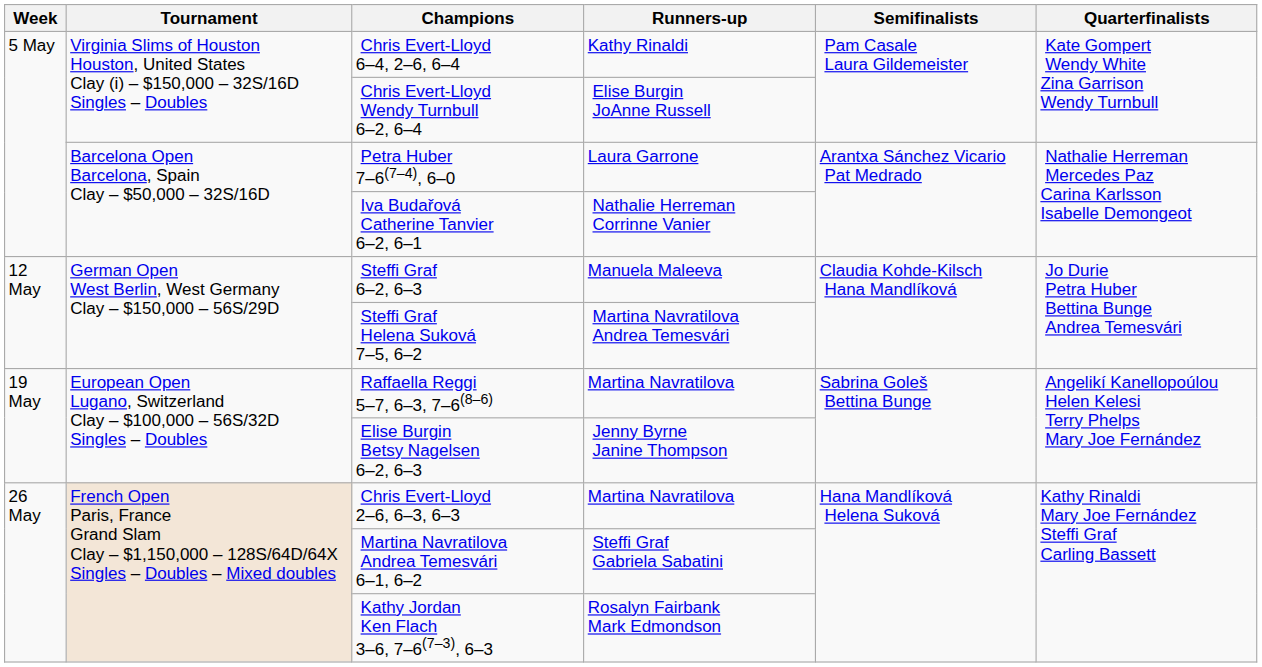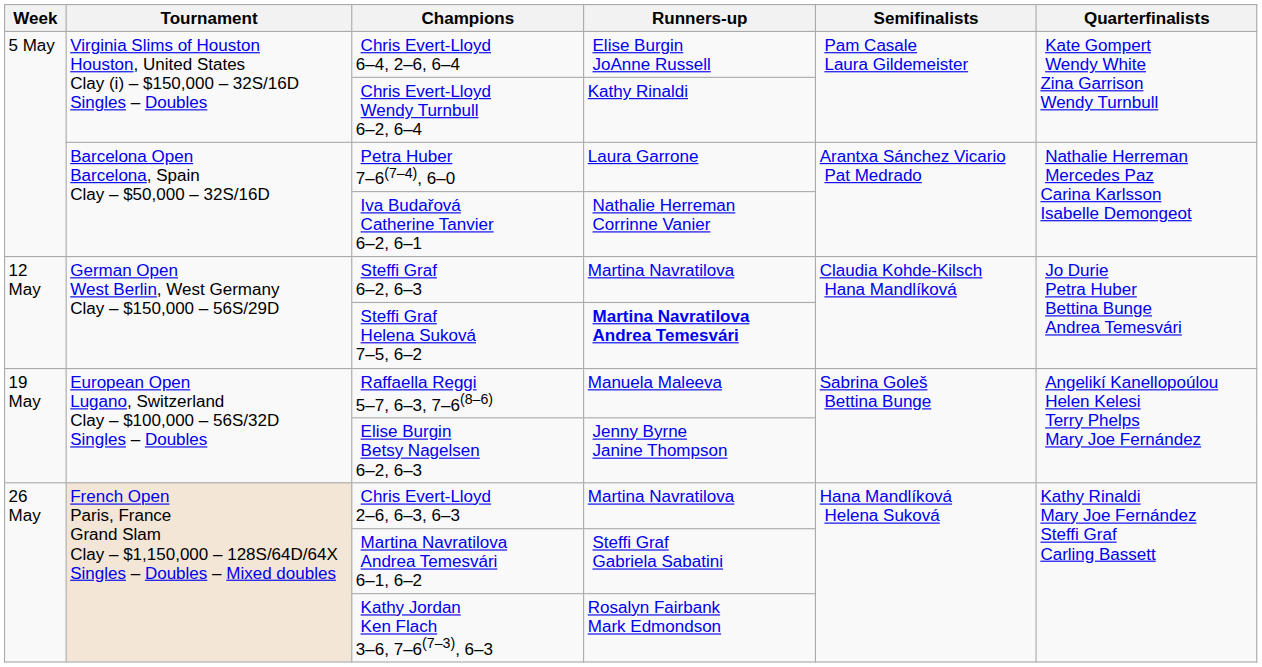(638, 45) Kathy Rinaldi -> (649, 55) Elise Burgin JoAnne Russell
(649, 101) Elise Burgin JoAnne Russell -> (638, 91) Kathy Rinaldi
(655, 271) Manuela Maleeva -> (661, 271) Martina Navratilova
(663, 326) normal -> (669, 326) bold
(661, 382) Martina Navratilova -> (655, 382) Manuela Maleeva
